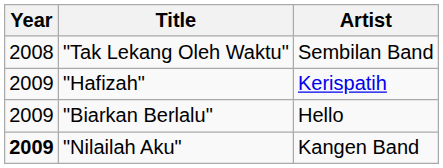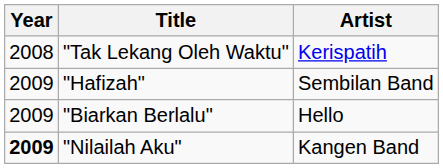(366, 52) Sembilan Band -> (342, 52) Kerispatih
(342, 83) Kerispatih -> (366, 83) Sembilan Band
